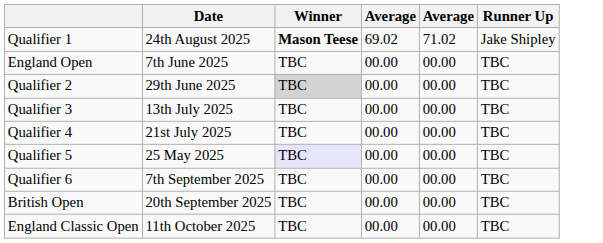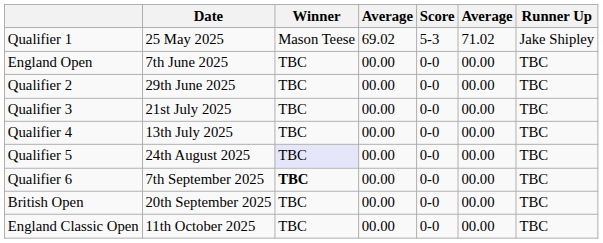+ column: (437, 16)
(198, 39) 24th August 2025 -> (185, 39) 25 May 2025
(318, 39) bold -> (317, 39) normal
(292, 86) lightgrey background -> (292, 86) no background
(189, 109) 13th July 2025 -> (188, 109) 21st July 2025
(188, 132) 21st July 2025 -> (189, 132) 13th July 2025
(185, 156) 25 May 2025 -> (198, 156) 24th August 2025
(292, 179) normal -> (293, 179) bold
